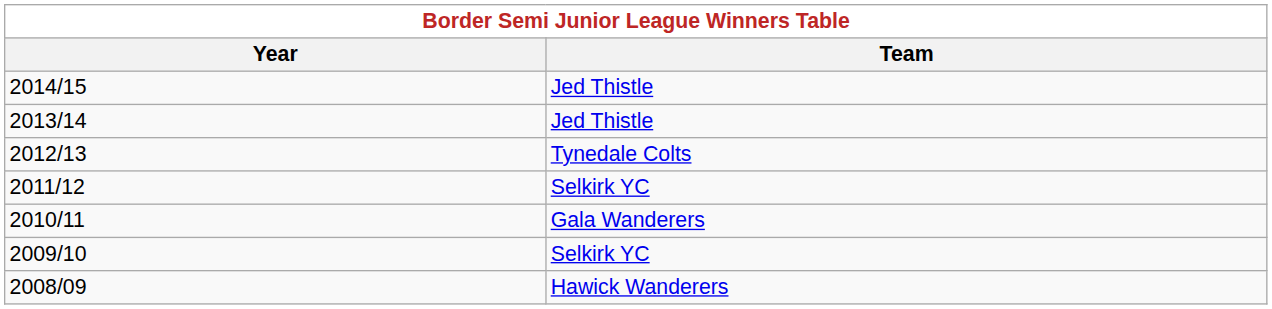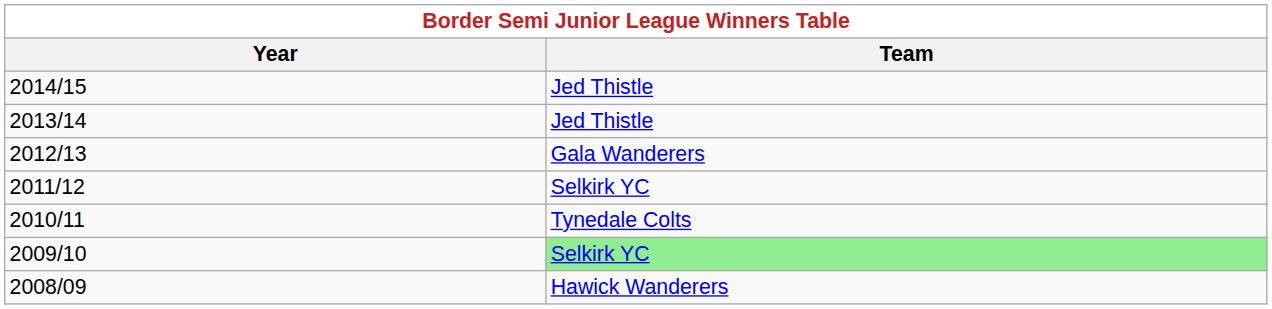(621, 154) Tynedale Colts -> (628, 154) Gala Wanderers
(628, 220) Gala Wanderers -> (621, 220) Tynedale Colts
(600, 253) no background -> (600, 253) lightgreen background
